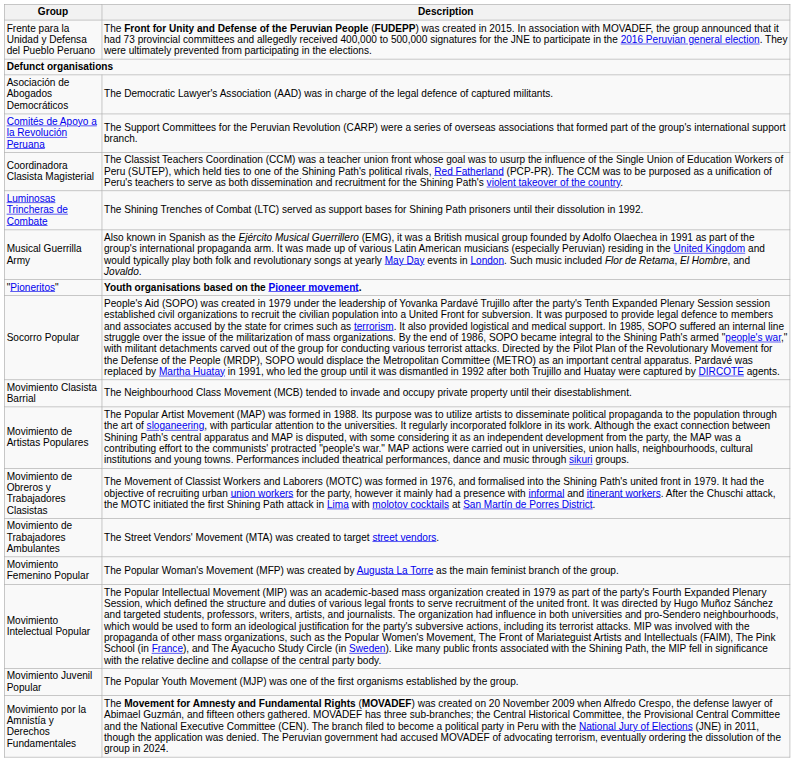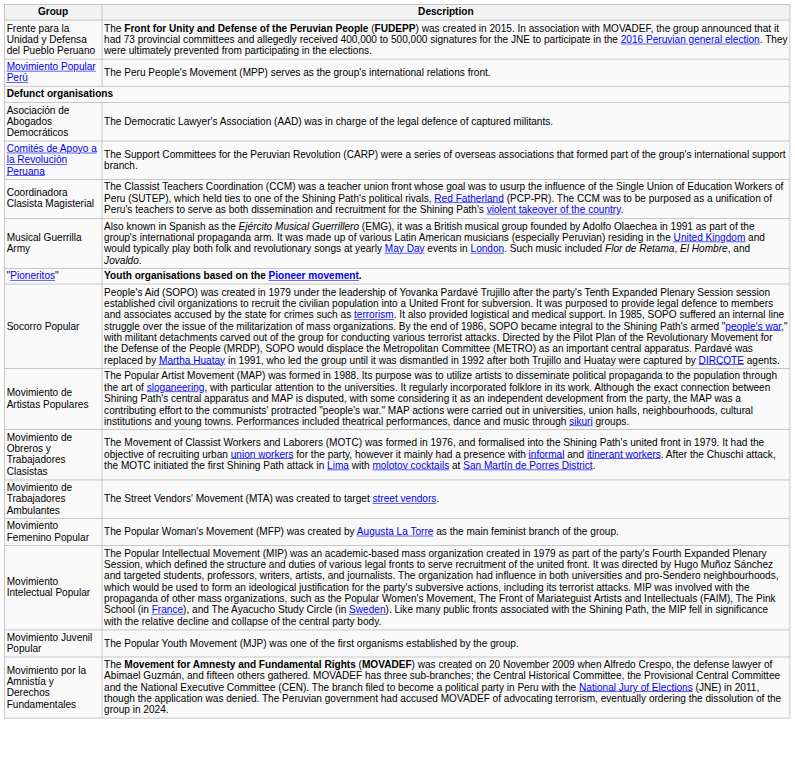+ row: (51, 72)
- row: (37, 210)
- row: (52, 393)
